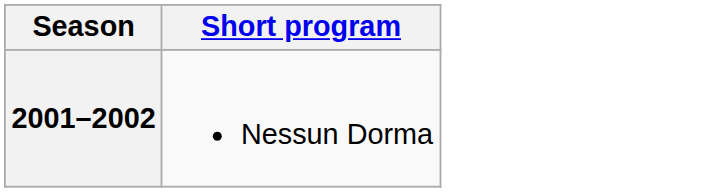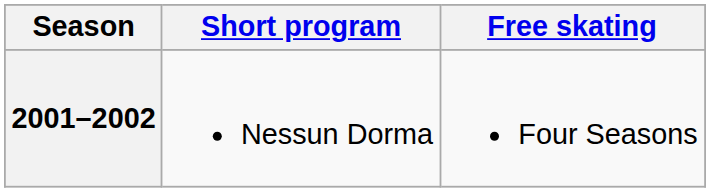+ column: (572, 27)
